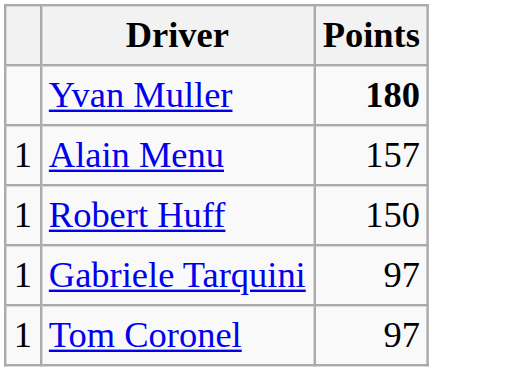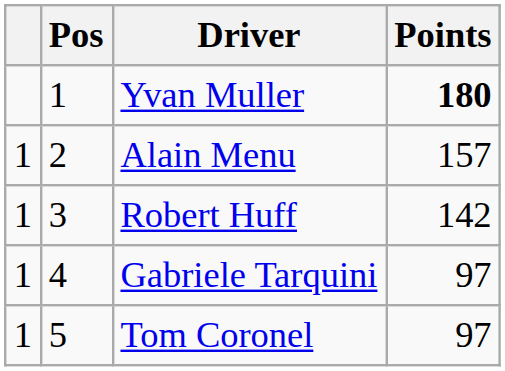+ column: (76, 34)
(393, 215) 150 -> (464, 215) 142
